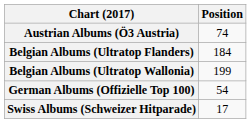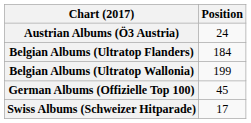(222, 33) 74 -> (222, 33) 24
(222, 90) 54 -> (222, 90) 45
